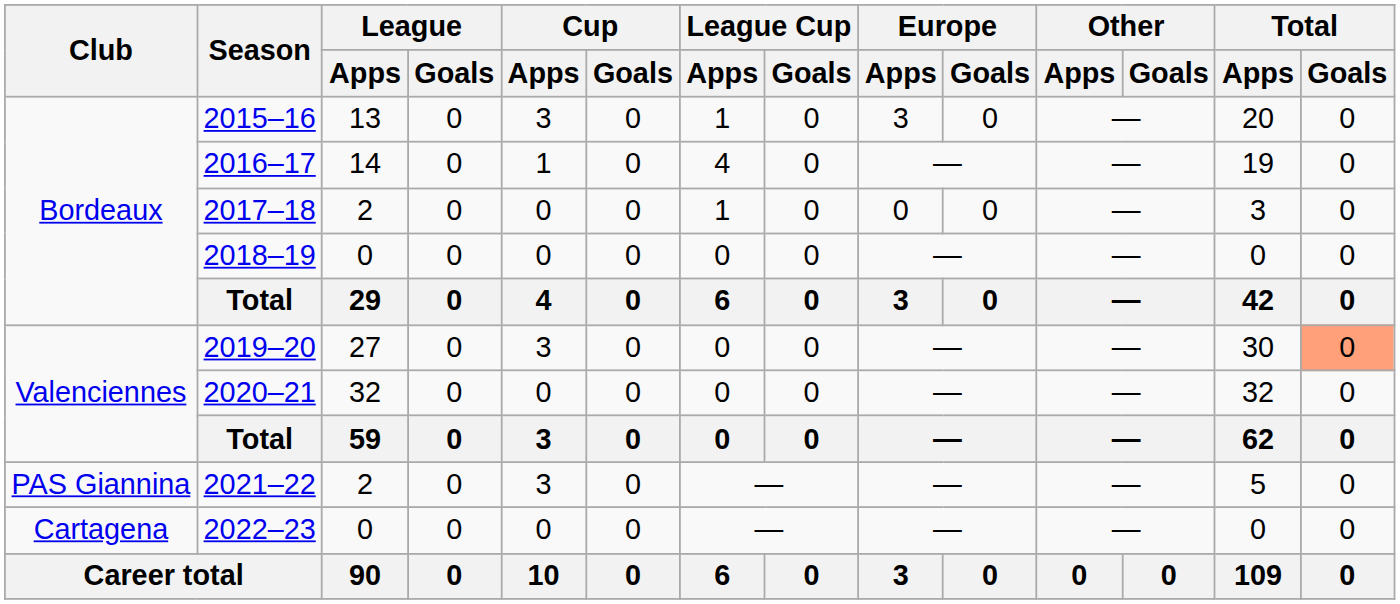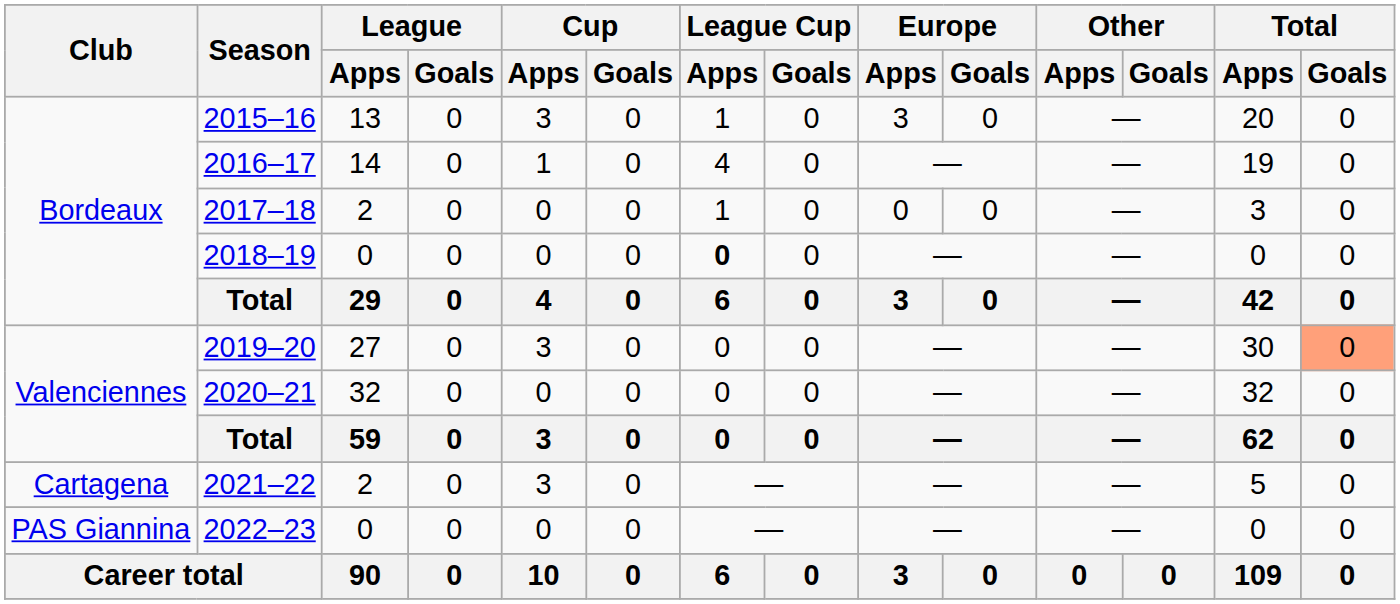(722, 255) normal -> (722, 255) bold
(101, 484) PAS Giannina -> (101, 484) Cartagena
(101, 529) Cartagena -> (101, 529) PAS Giannina
